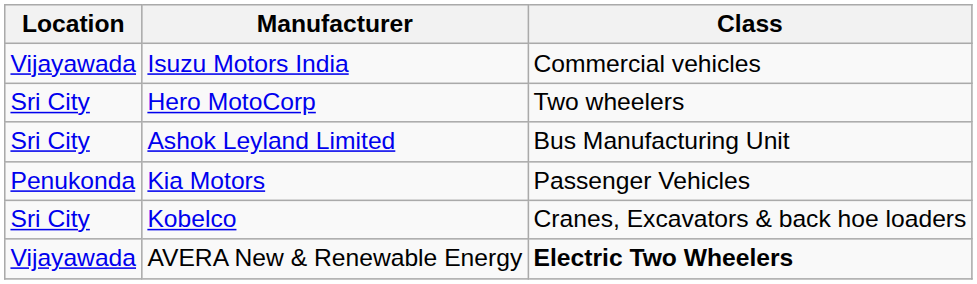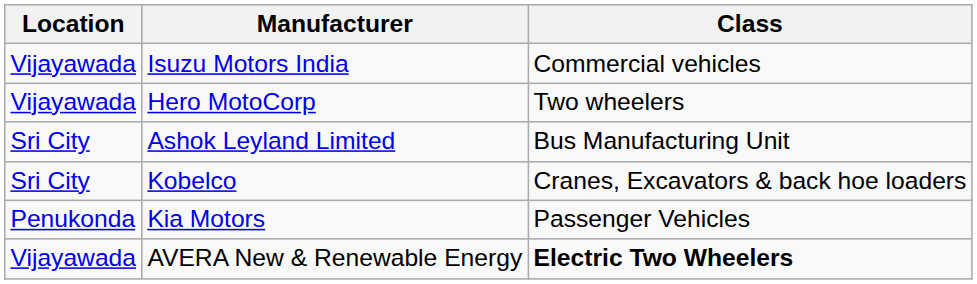(50, 102) Sri City -> (73, 102) Vijayawada
rows swapped: (192, 219) <-> (206, 180)
